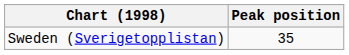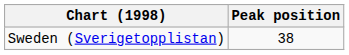(286, 39) 35 -> (286, 39) 38
